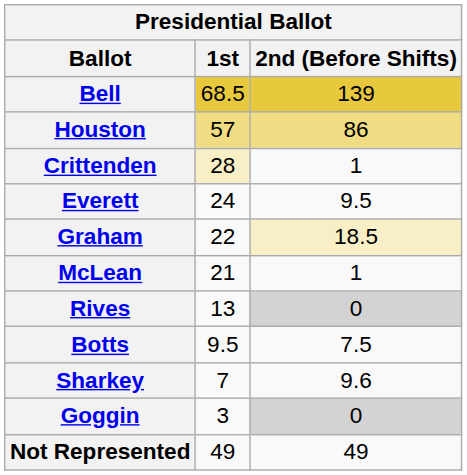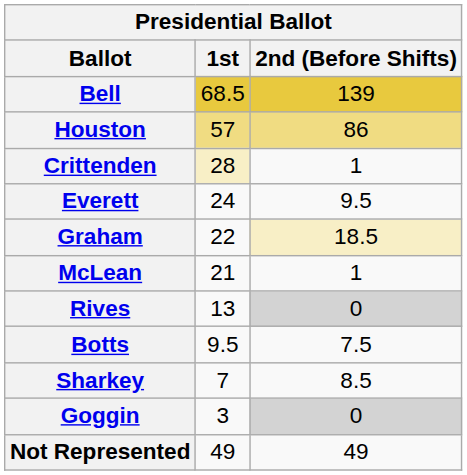(356, 380) 9.6 -> (356, 380) 8.5
